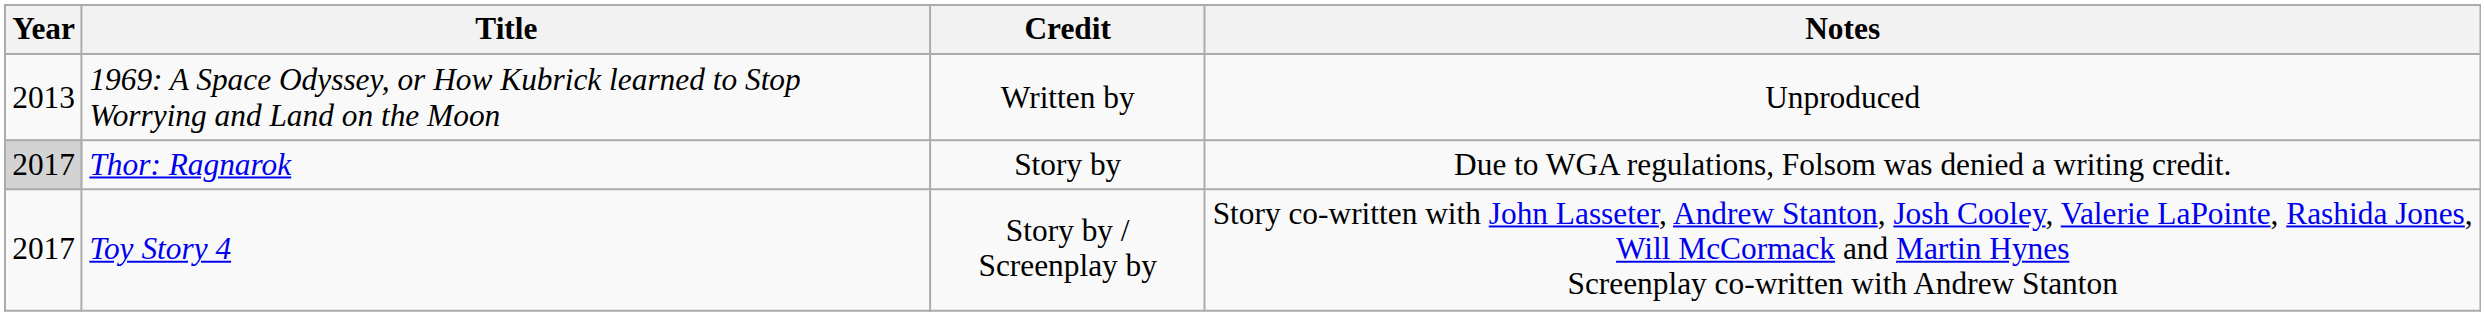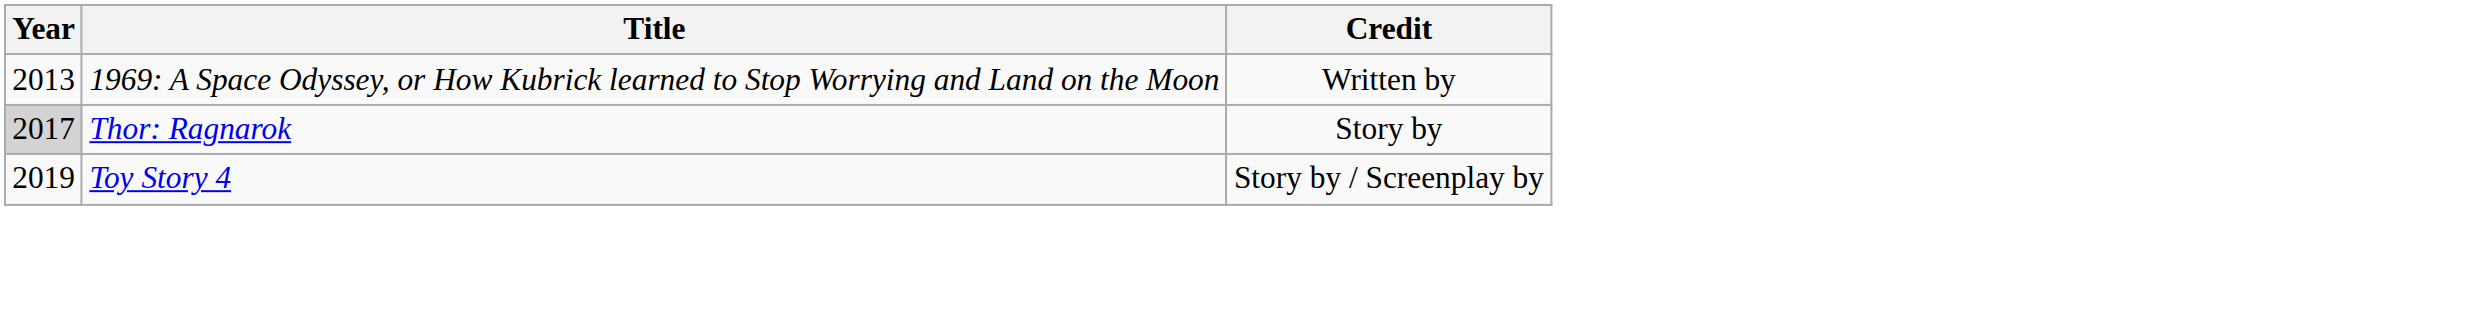- column: (1843, 29)
(44, 249) 2017 -> (44, 178) 2019
